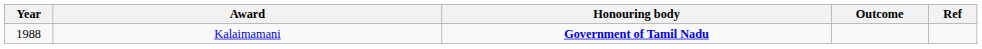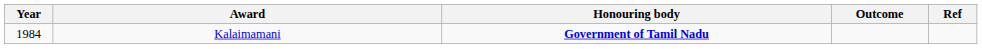(29, 33) 1988 -> (29, 33) 1984
